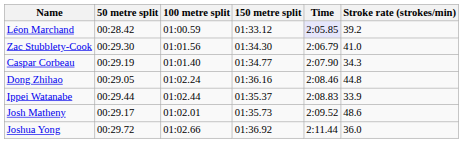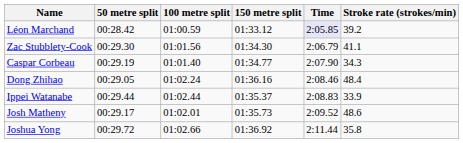(352, 46) 41.0 -> (352, 46) 41.1
(352, 79) 44.8 -> (352, 79) 48.4
(352, 130) 36.0 -> (352, 130) 35.8
